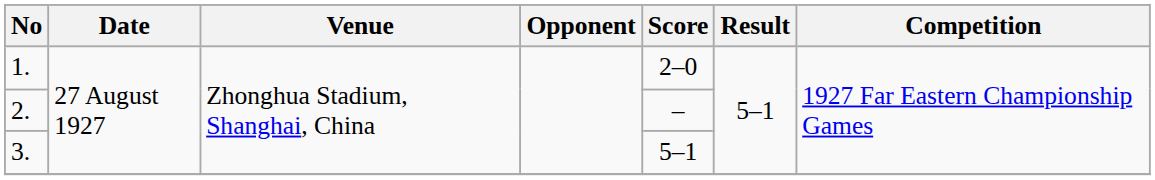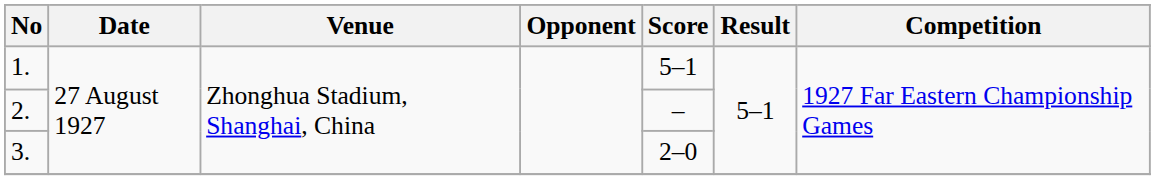(678, 67) 2–0 -> (678, 67) 5–1
(678, 151) 5–1 -> (678, 151) 2–0
